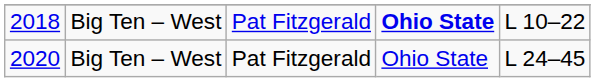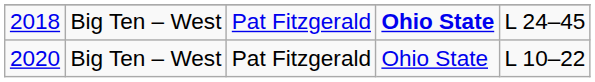(545, 22) L 10–22 -> (545, 22) L 24–45
(545, 58) L 24–45 -> (545, 58) L 10–22
